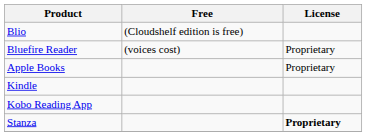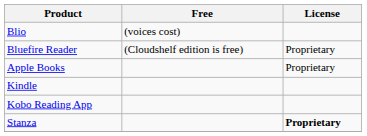(184, 31) (Cloudshelf edition is free) -> (152, 31) (voices cost)
(152, 49) (voices cost) -> (184, 49) (Cloudshelf edition is free)
